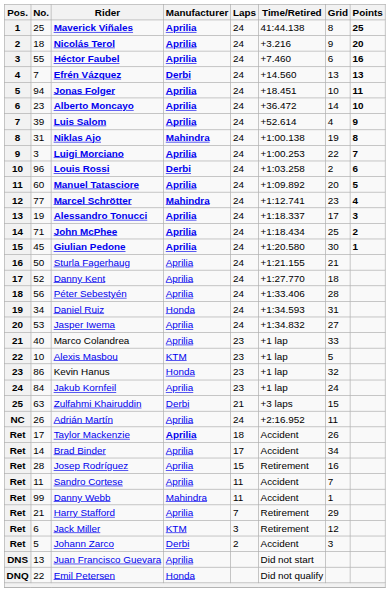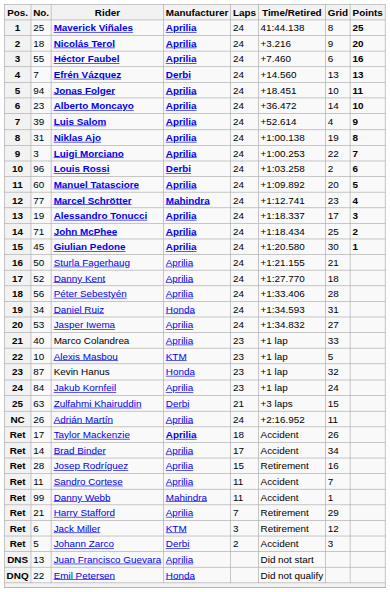(188, 137) Mahindra -> (181, 137) Aprilia
(39, 372) 86 -> (39, 372) 87
